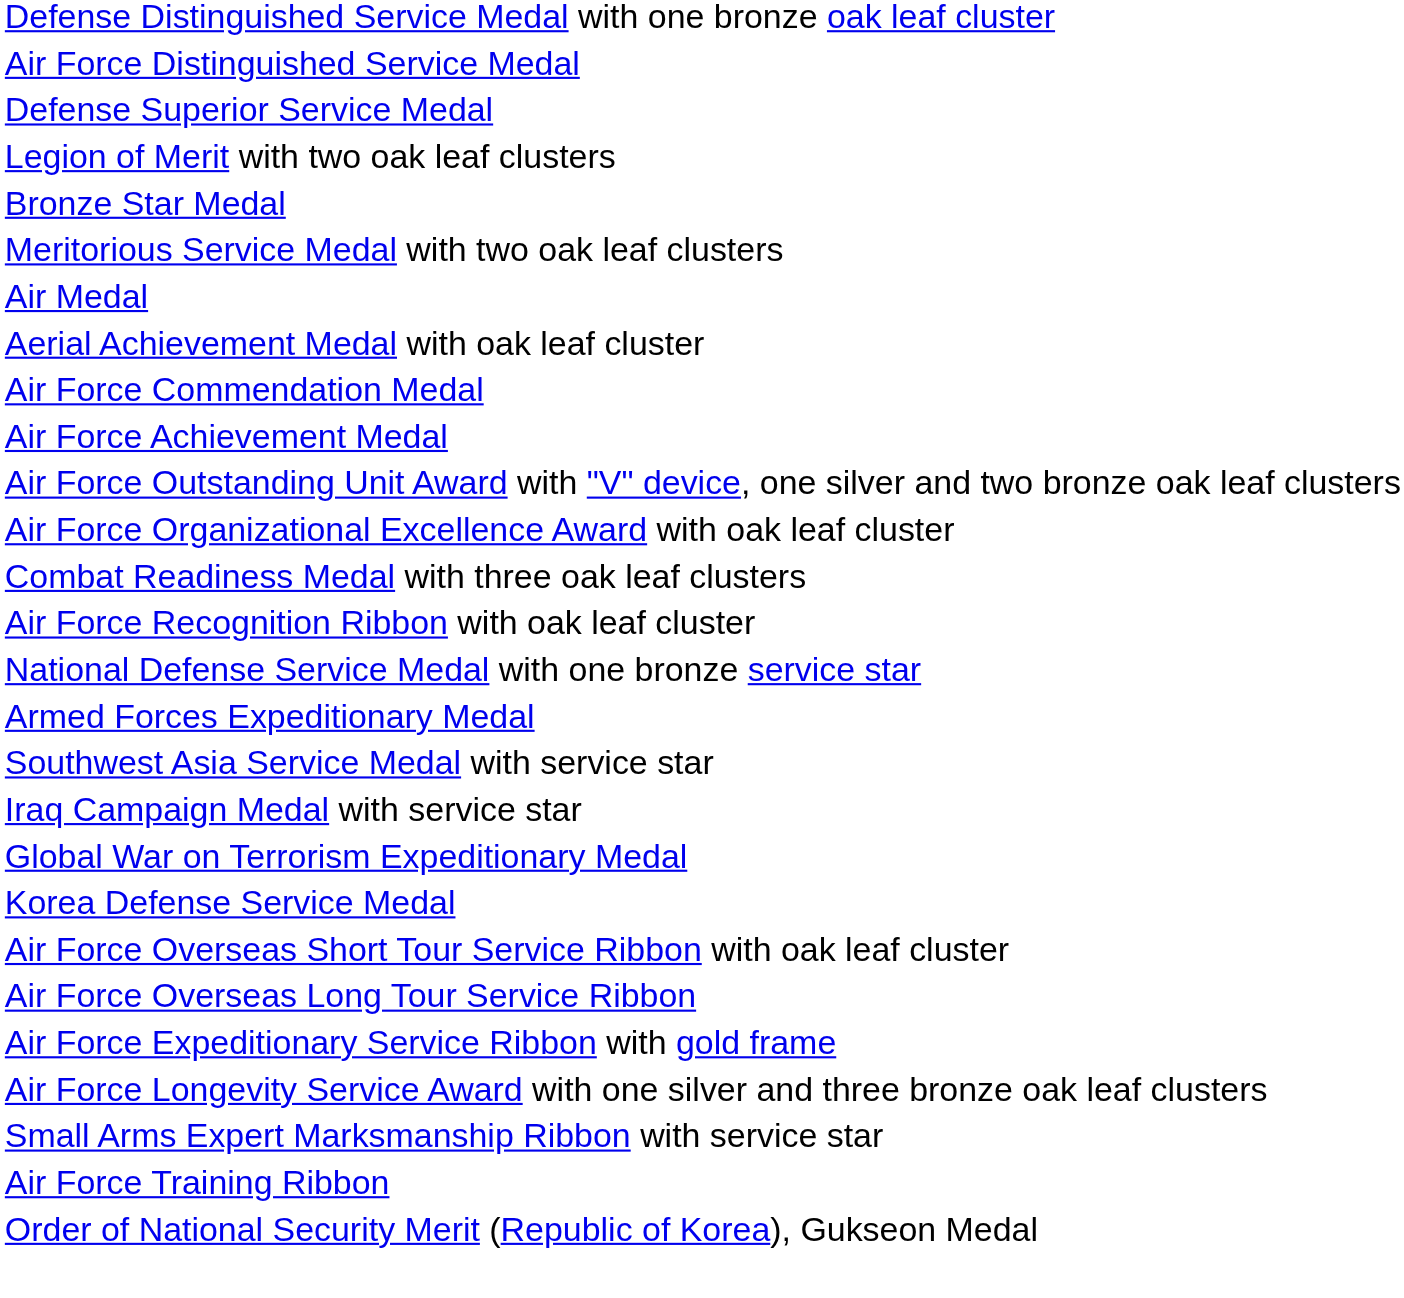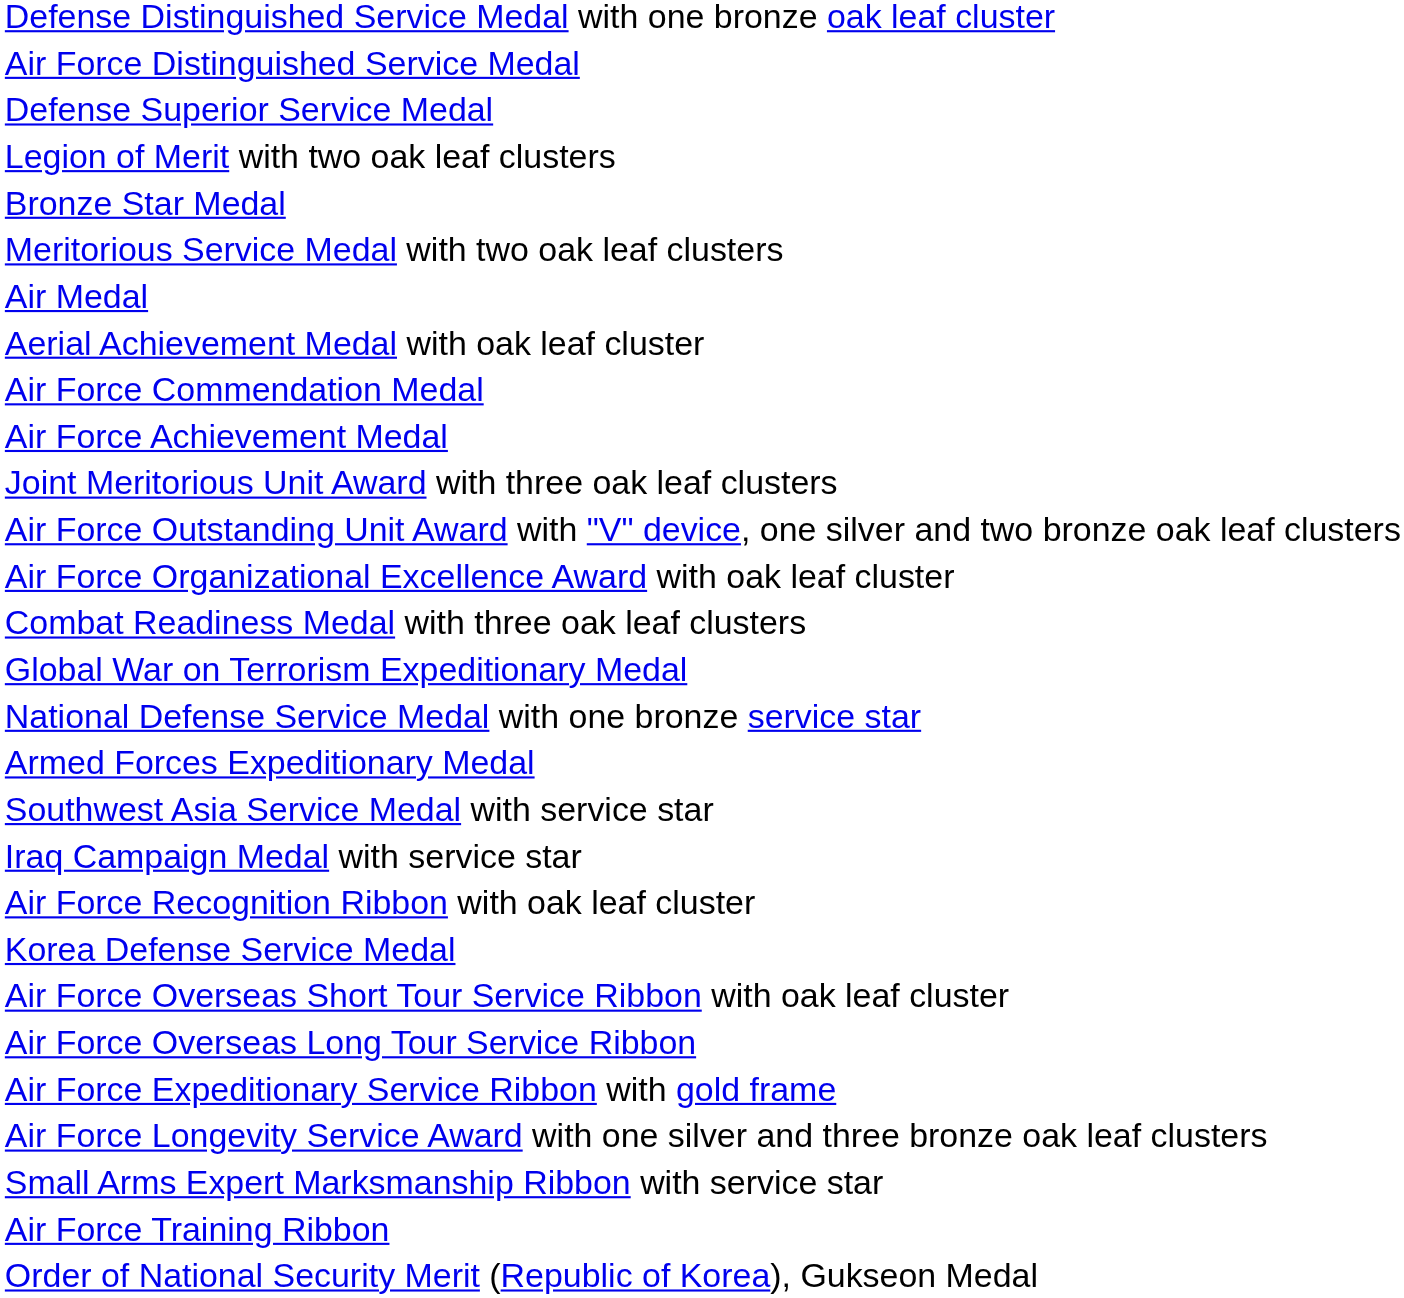+ row: (421, 483)
rows swapped: (380, 623) <-> (346, 856)
